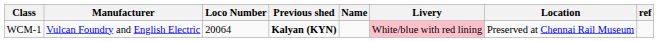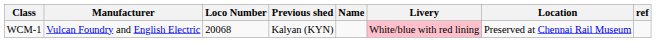(218, 29) 20064 -> (218, 29) 20068
(304, 29) bold -> (303, 29) normal
